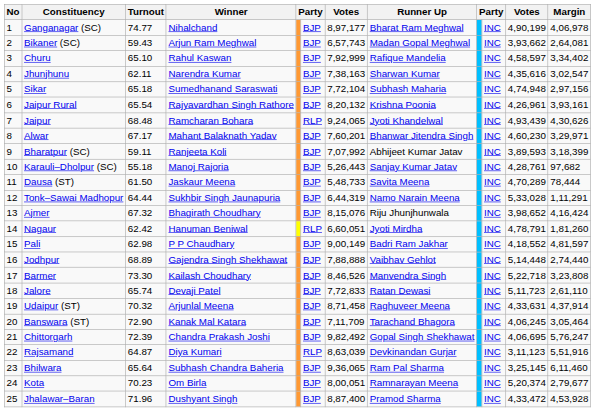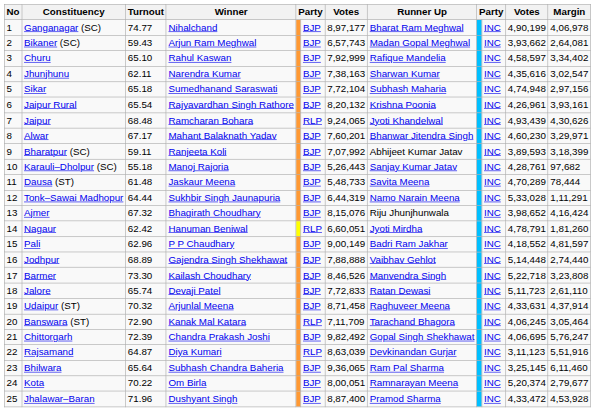(140, 182) 61.50 -> (140, 182) 61.48
(140, 244) 62.98 -> (140, 244) 62.96
(312, 321) BJP -> (312, 321) RLP
(140, 383) 70.23 -> (140, 383) 70.22
